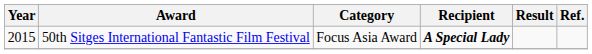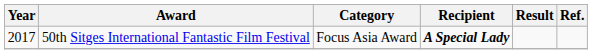(22, 37) 2015 -> (22, 37) 2017
